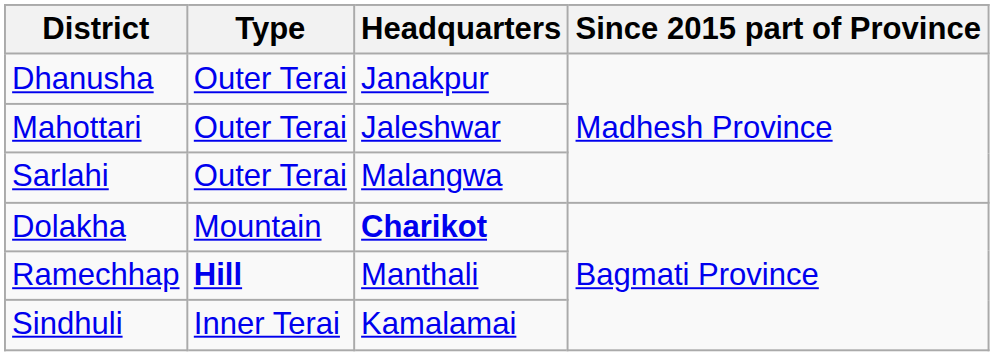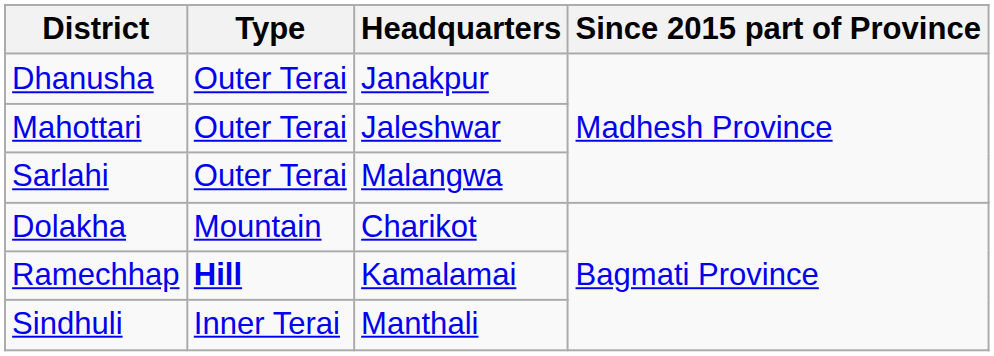(424, 226) bold -> (419, 226) normal
(420, 275) Manthali -> (439, 275) Kamalamai
(439, 324) Kamalamai -> (420, 324) Manthali
